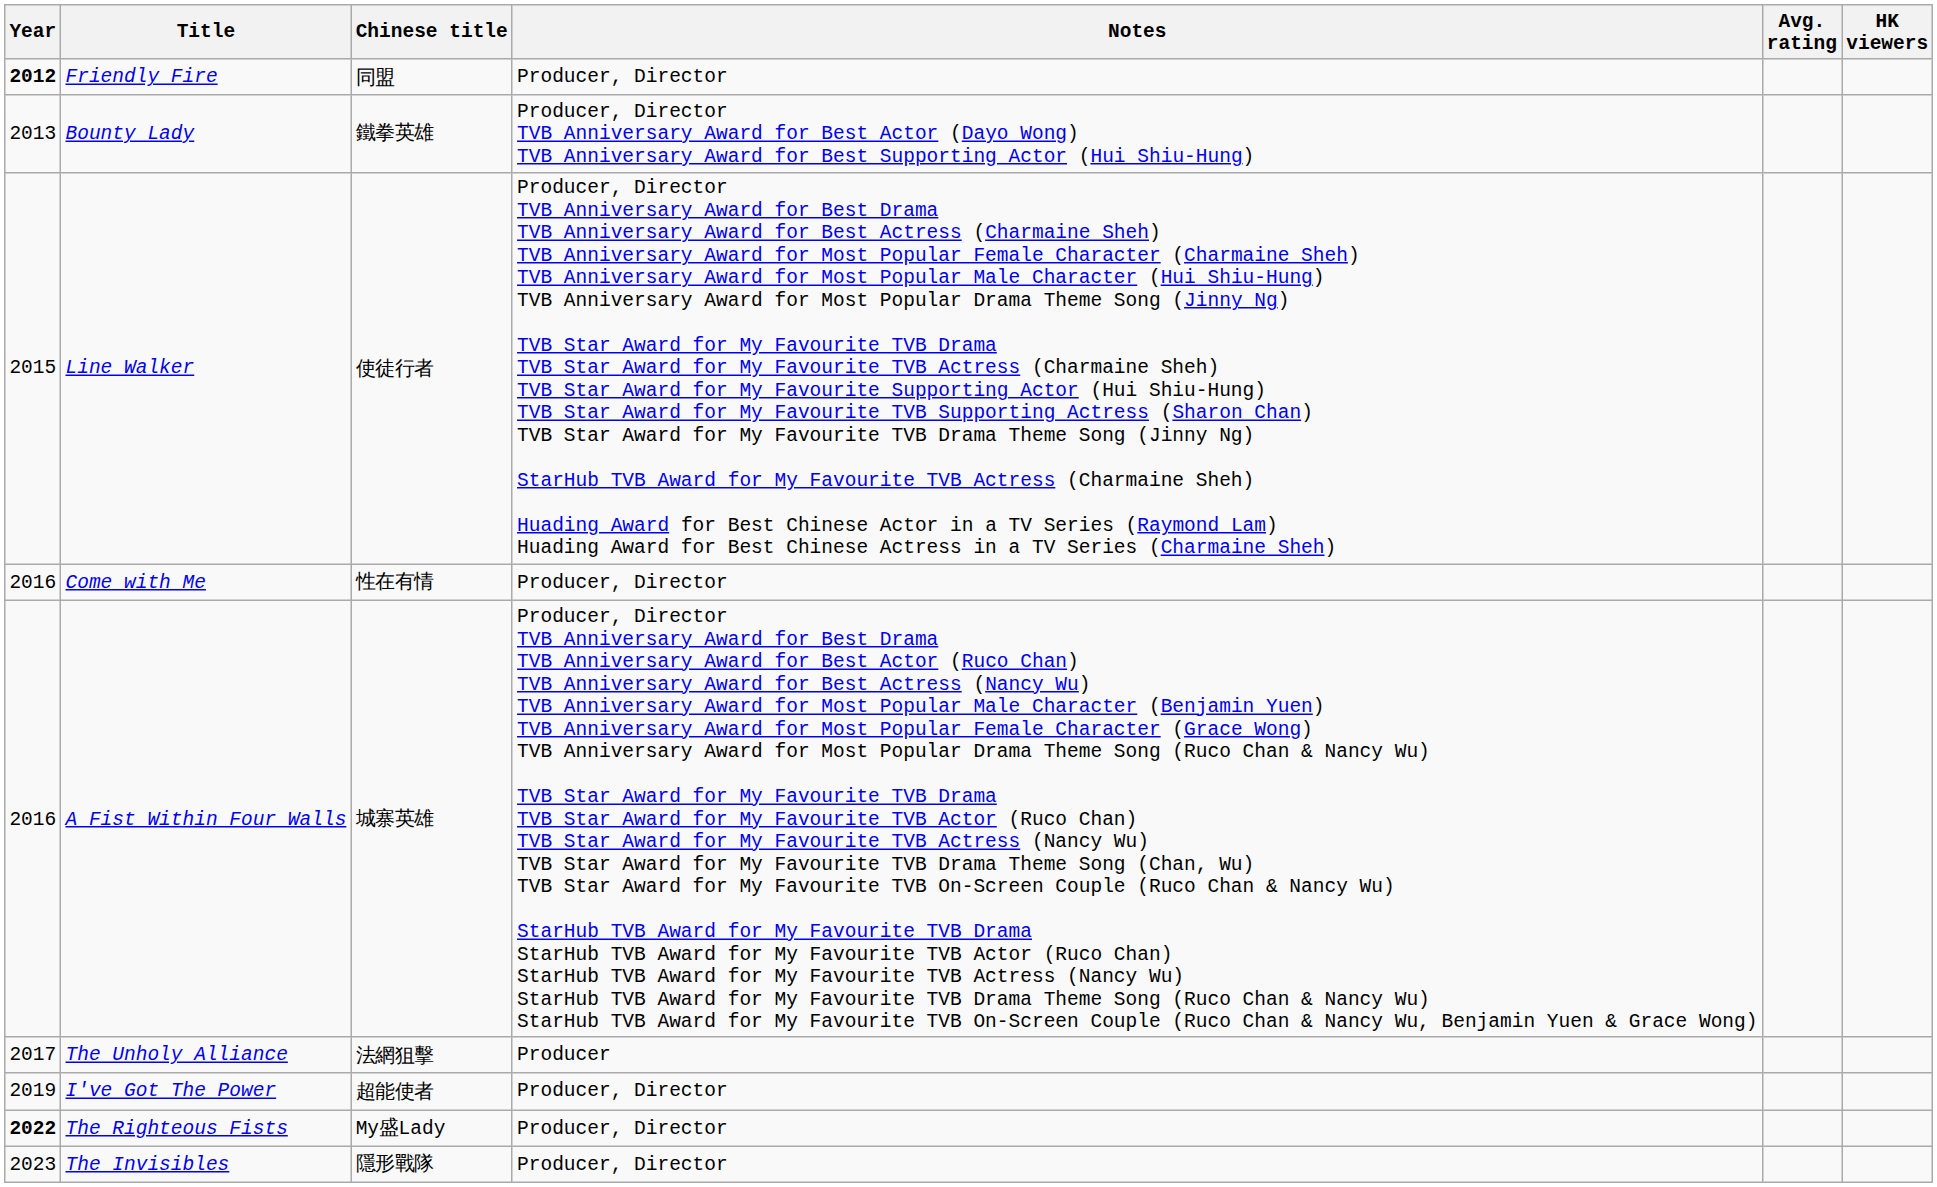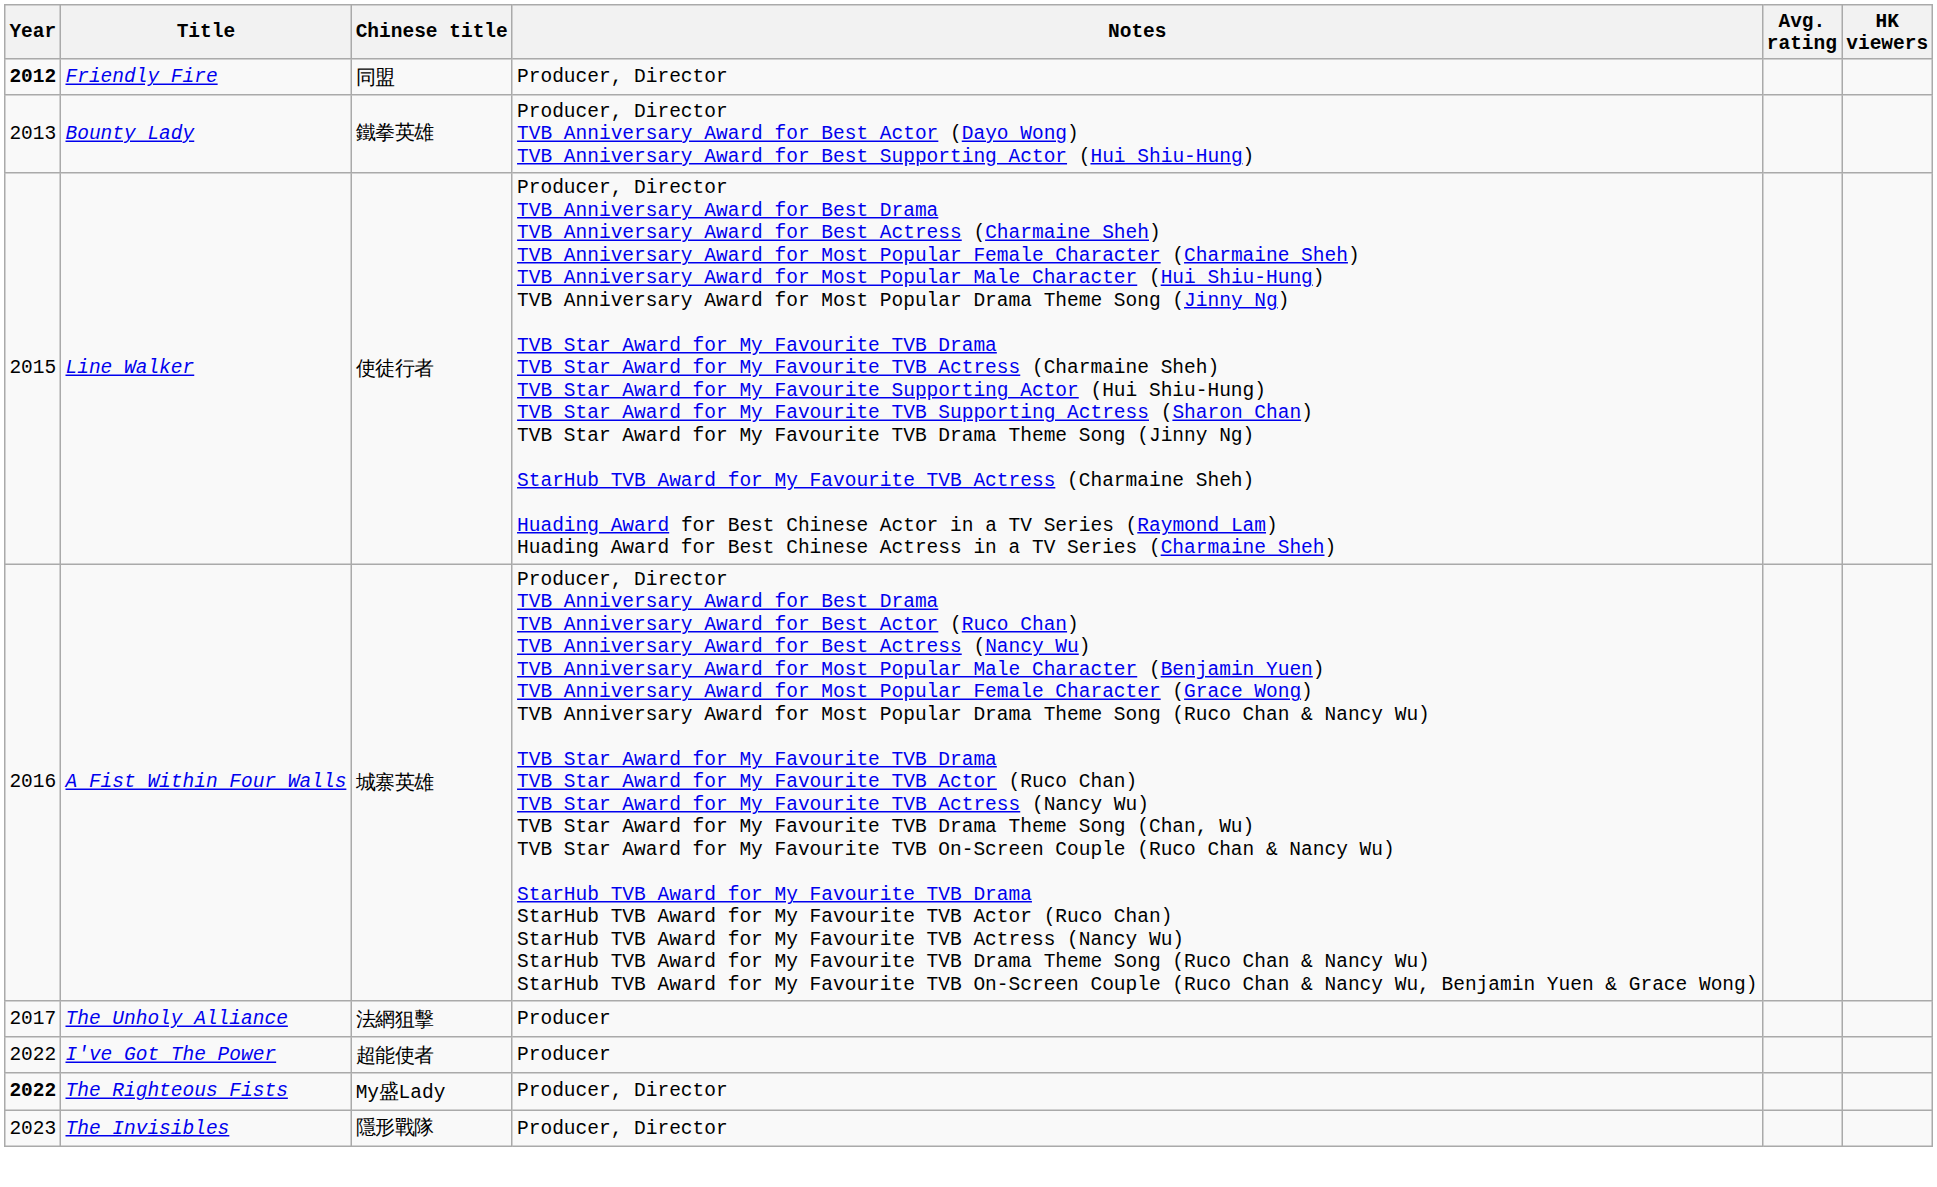- row: (136, 582)
(33, 1091) 2019 -> (33, 1055) 2022
(622, 1091) Producer, Director -> (564, 1055) Producer
